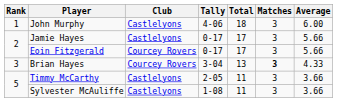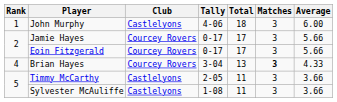(155, 38) Castlelyons -> (162, 38) Courcey Rovers
(16, 64) 3 -> (16, 64) 4
